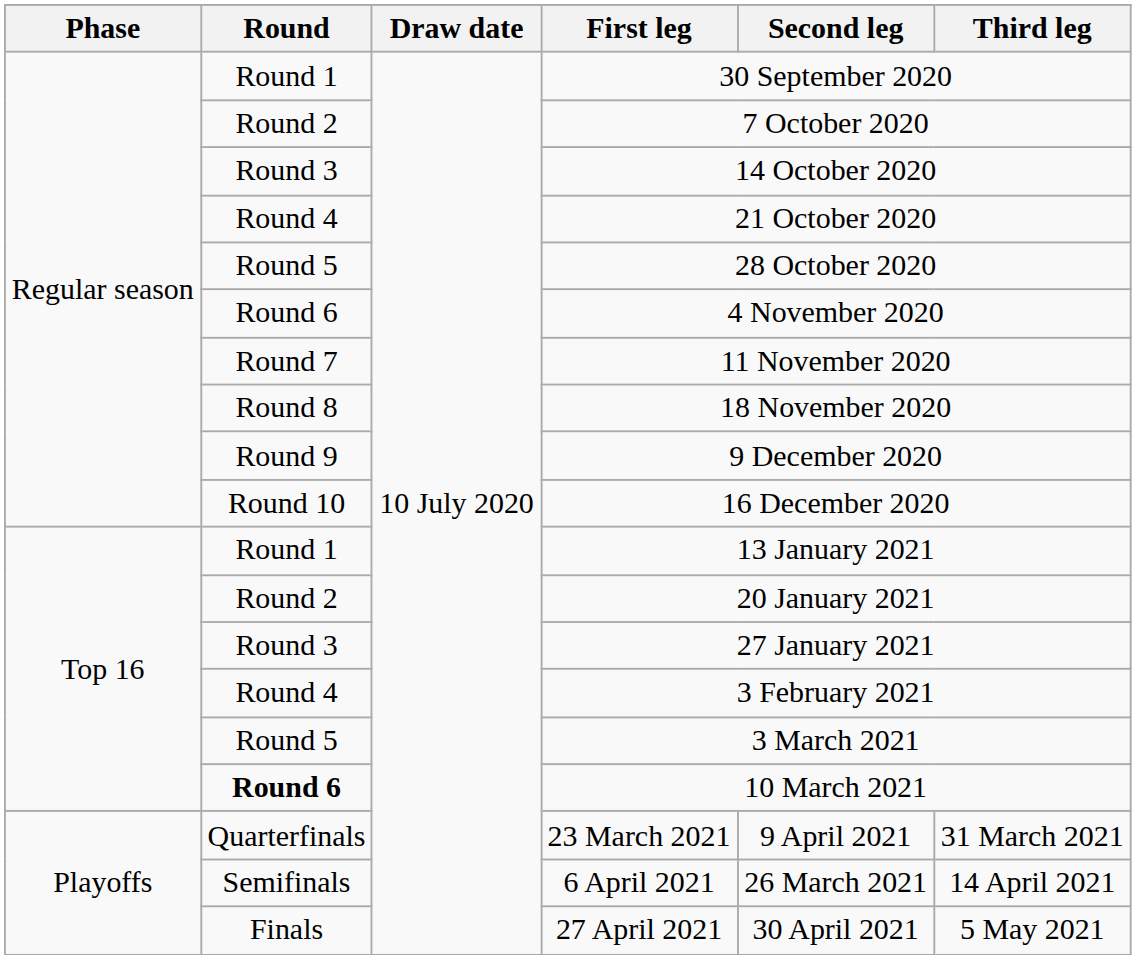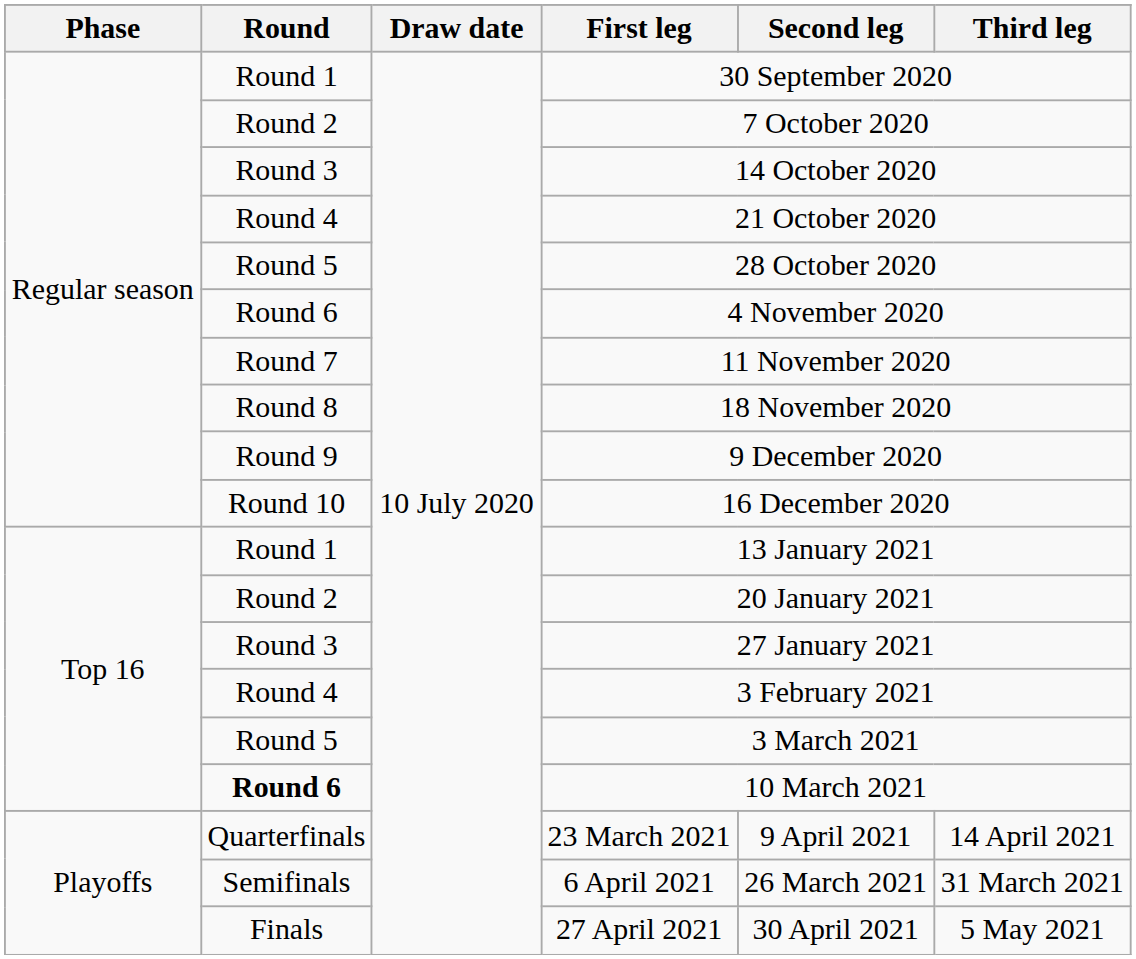(1032, 834) 31 March 2021 -> (1032, 834) 14 April 2021
(1032, 882) 14 April 2021 -> (1032, 882) 31 March 2021
